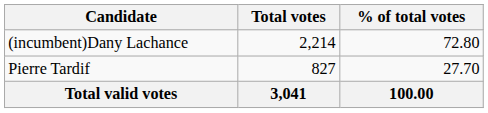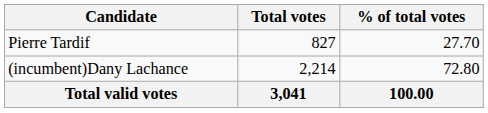rows swapped: (98, 42) <-> (49, 68)
